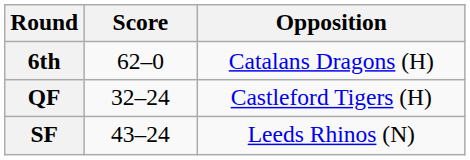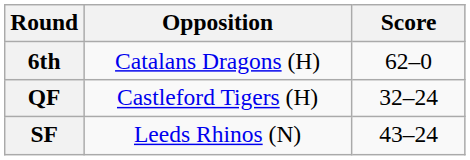columns swapped: (331, 23) <-> (140, 23)
